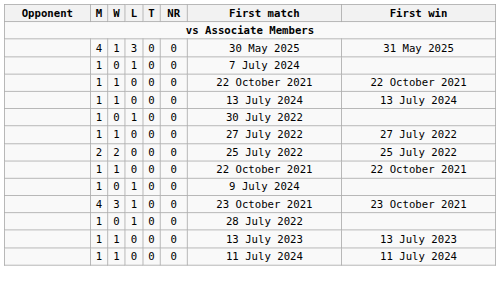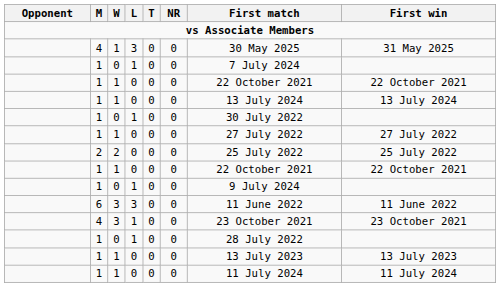+ row: (99, 204)
